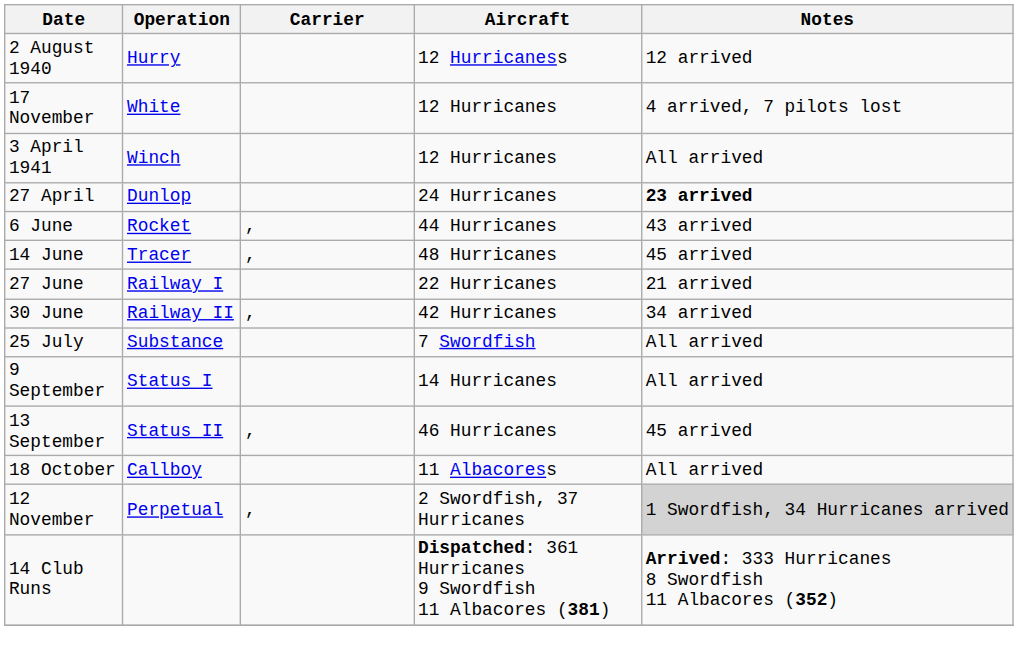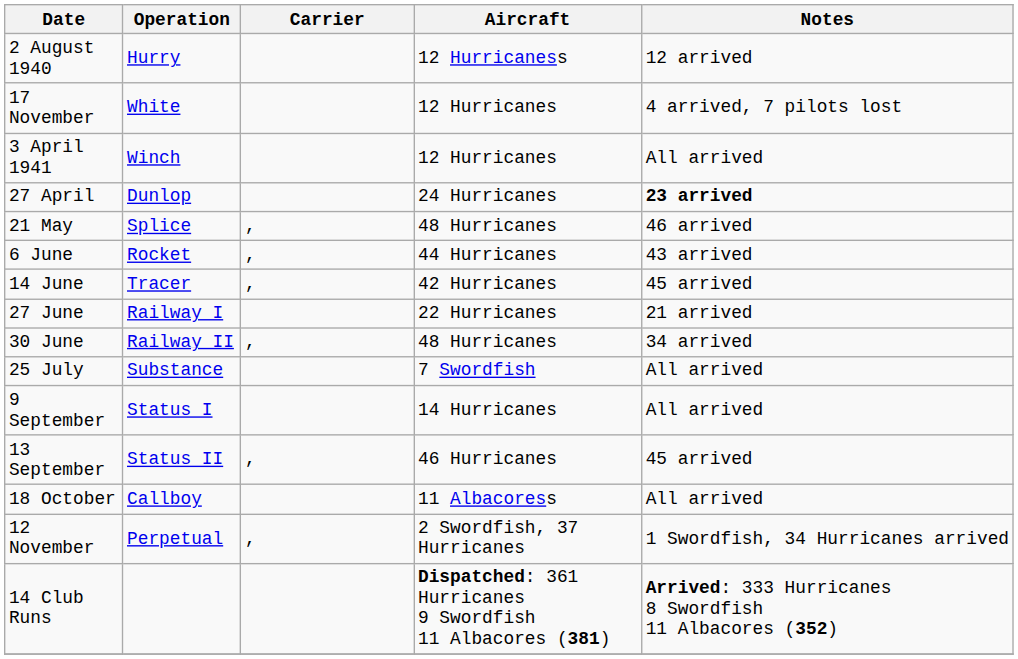+ row: (41, 226)
(487, 255) 48 Hurricanes -> (487, 284) 42 Hurricanes
(487, 313) 42 Hurricanes -> (487, 342) 48 Hurricanes
(827, 510) lightgrey background -> (827, 539) no background
